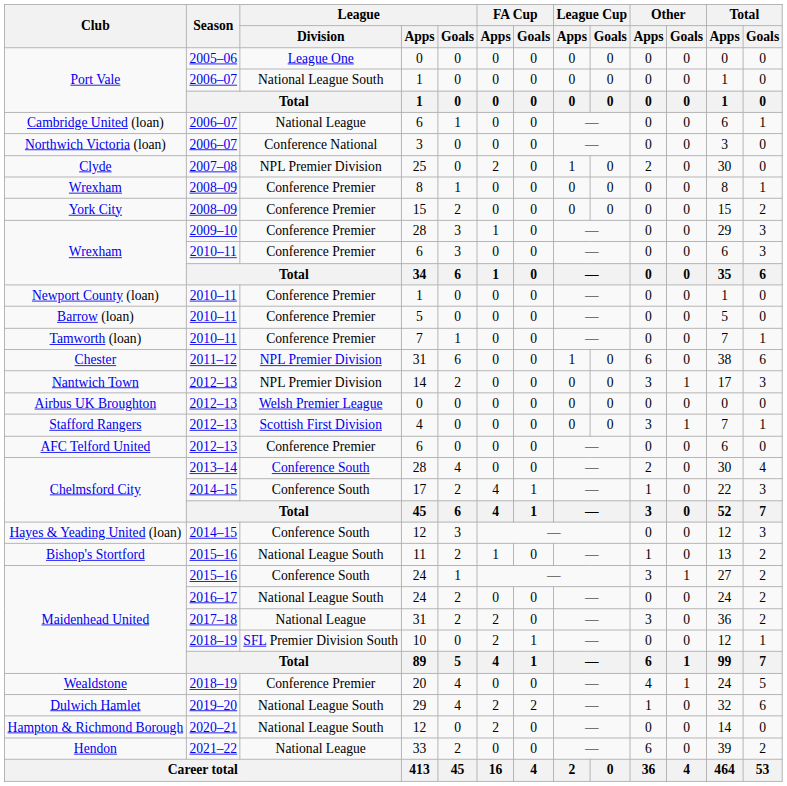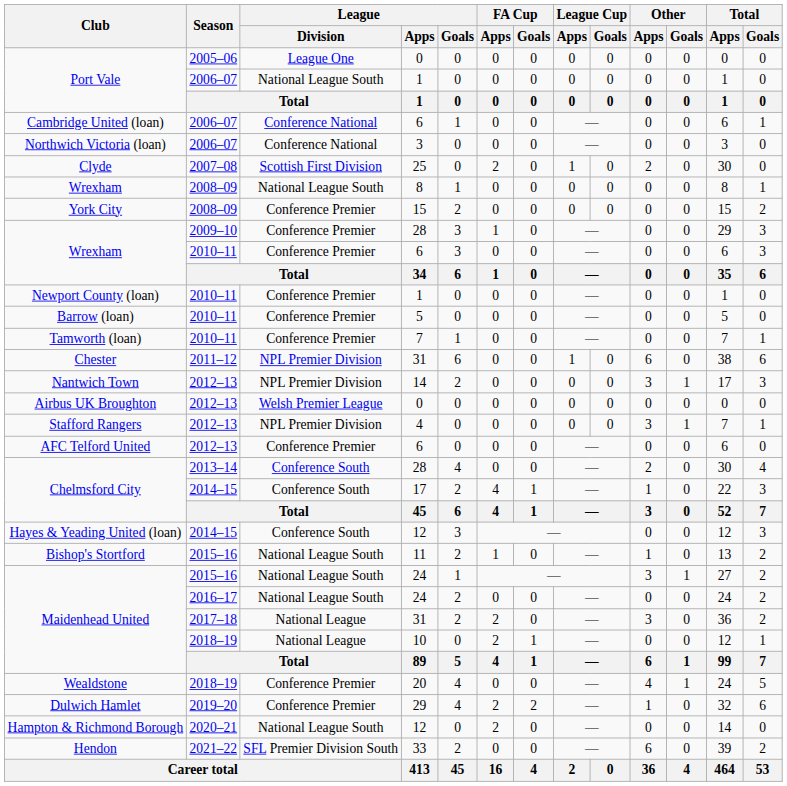(321, 123) National League -> (321, 123) Conference National
(321, 166) NPL Premier Division -> (321, 166) Scottish First Division
(321, 187) Conference Premier -> (321, 187) National League South
(321, 425) Scottish First Division -> (321, 425) NPL Premier Division
(321, 576) Conference South -> (321, 576) National League South
(321, 640) SFL Premier Division South -> (321, 640) National League
(321, 705) National League South -> (321, 705) Conference Premier
(321, 748) National League -> (321, 748) SFL Premier Division South
